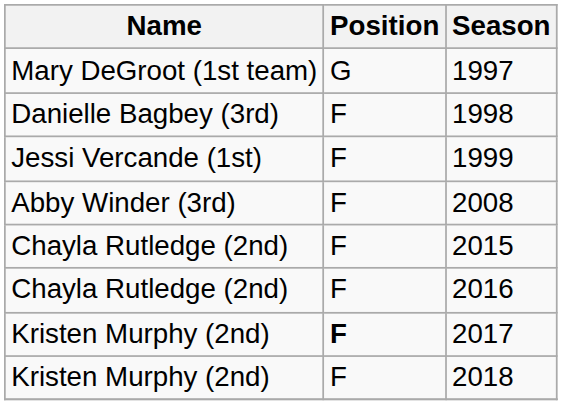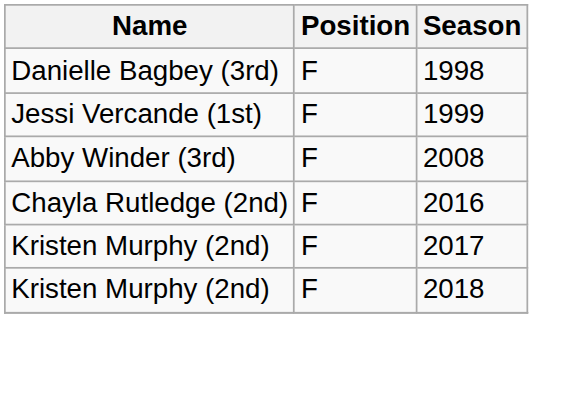- row: (483, 70)
- row: (483, 245)
(339, 333) bold -> (309, 245) normal
